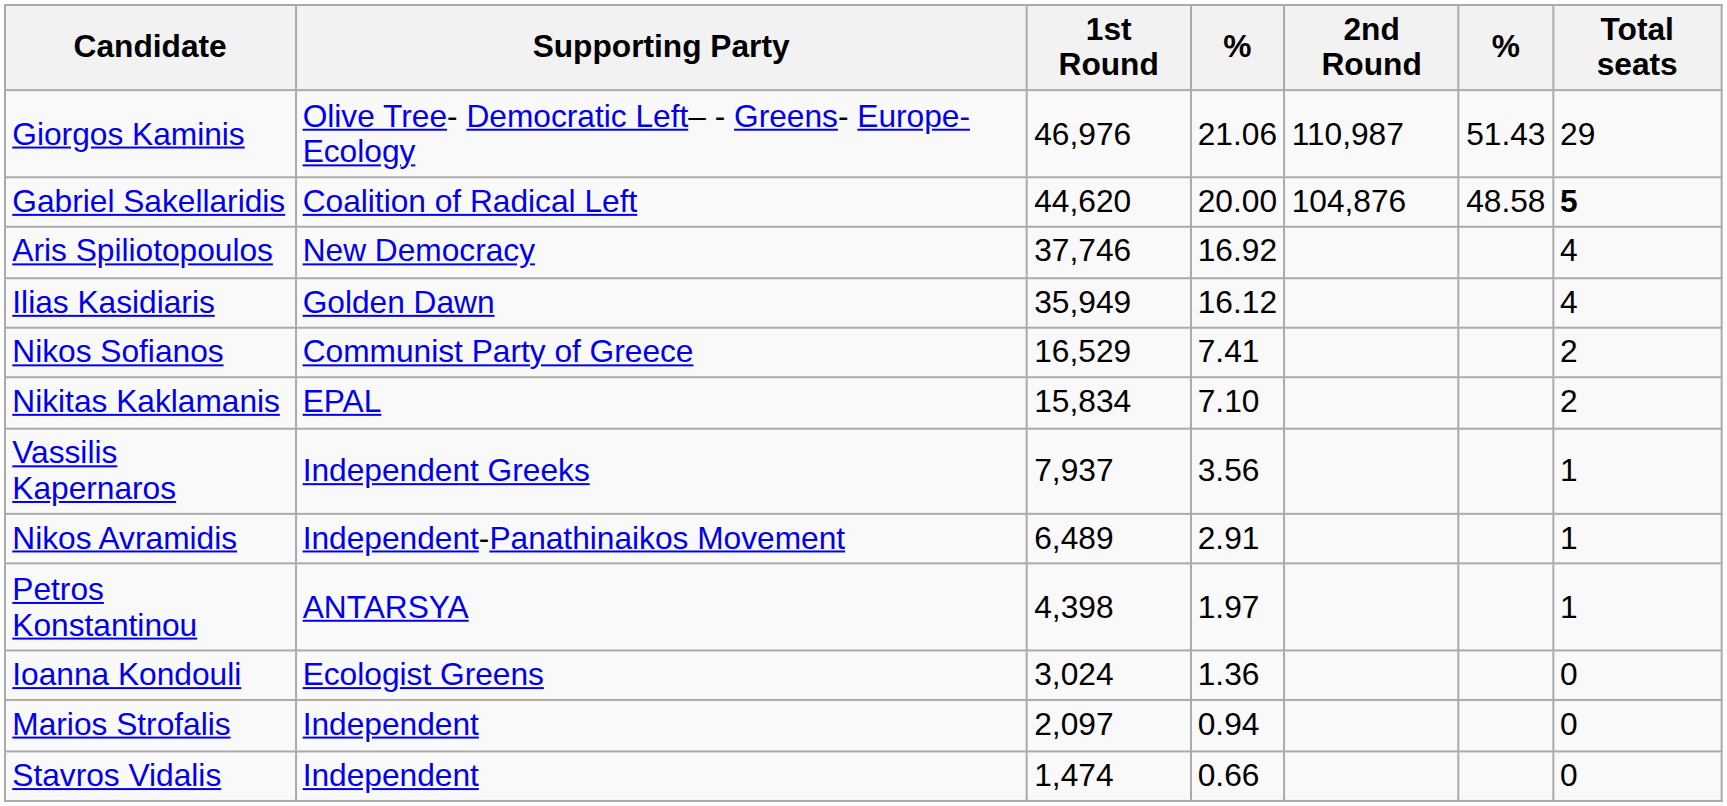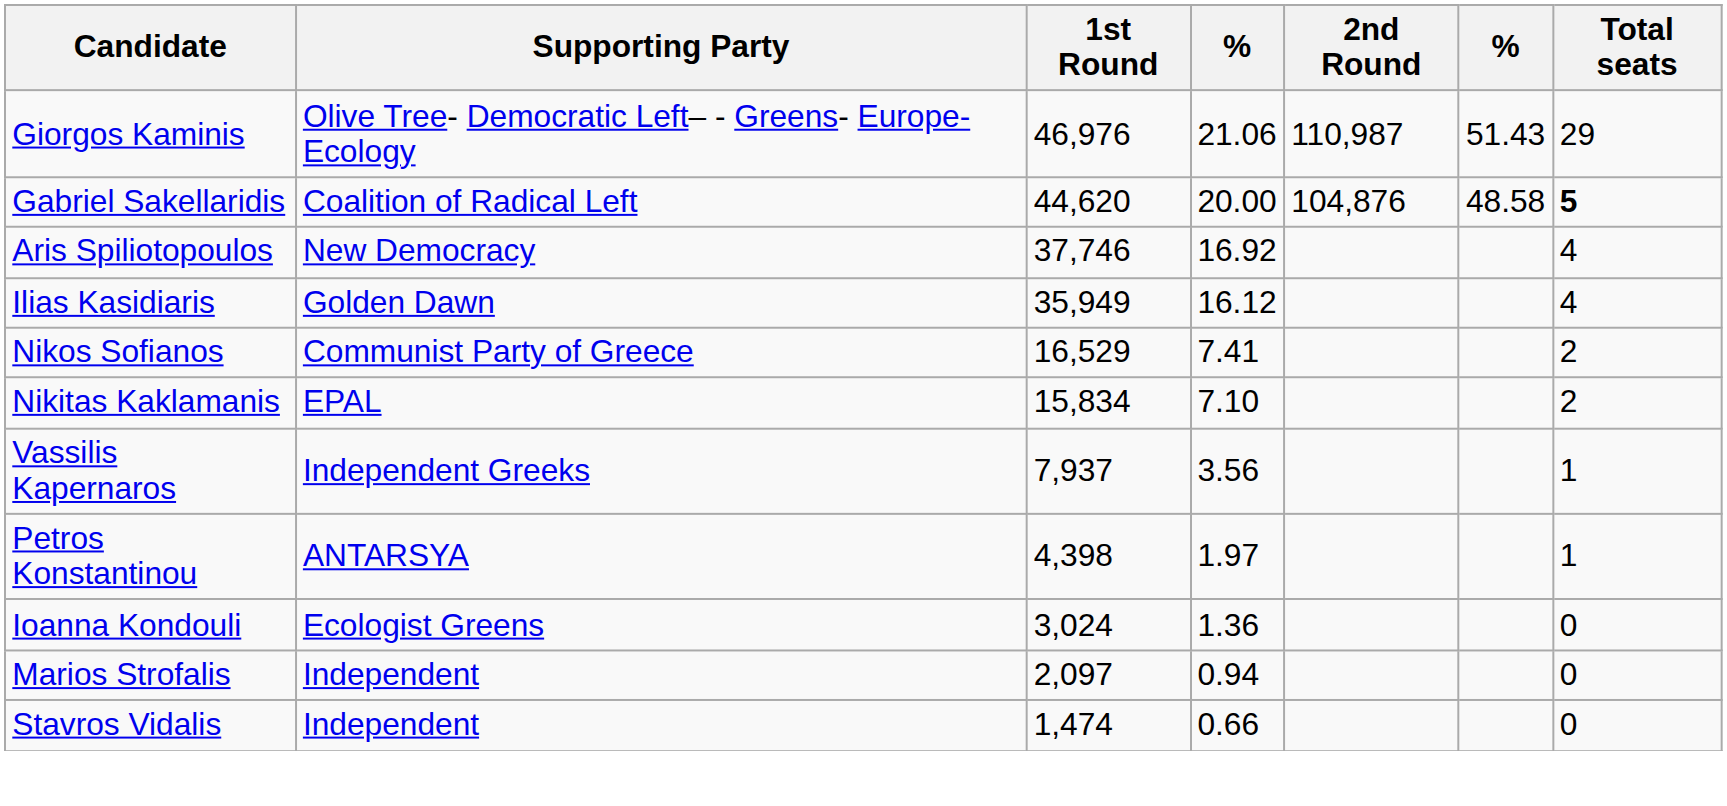- row: (125, 538)
